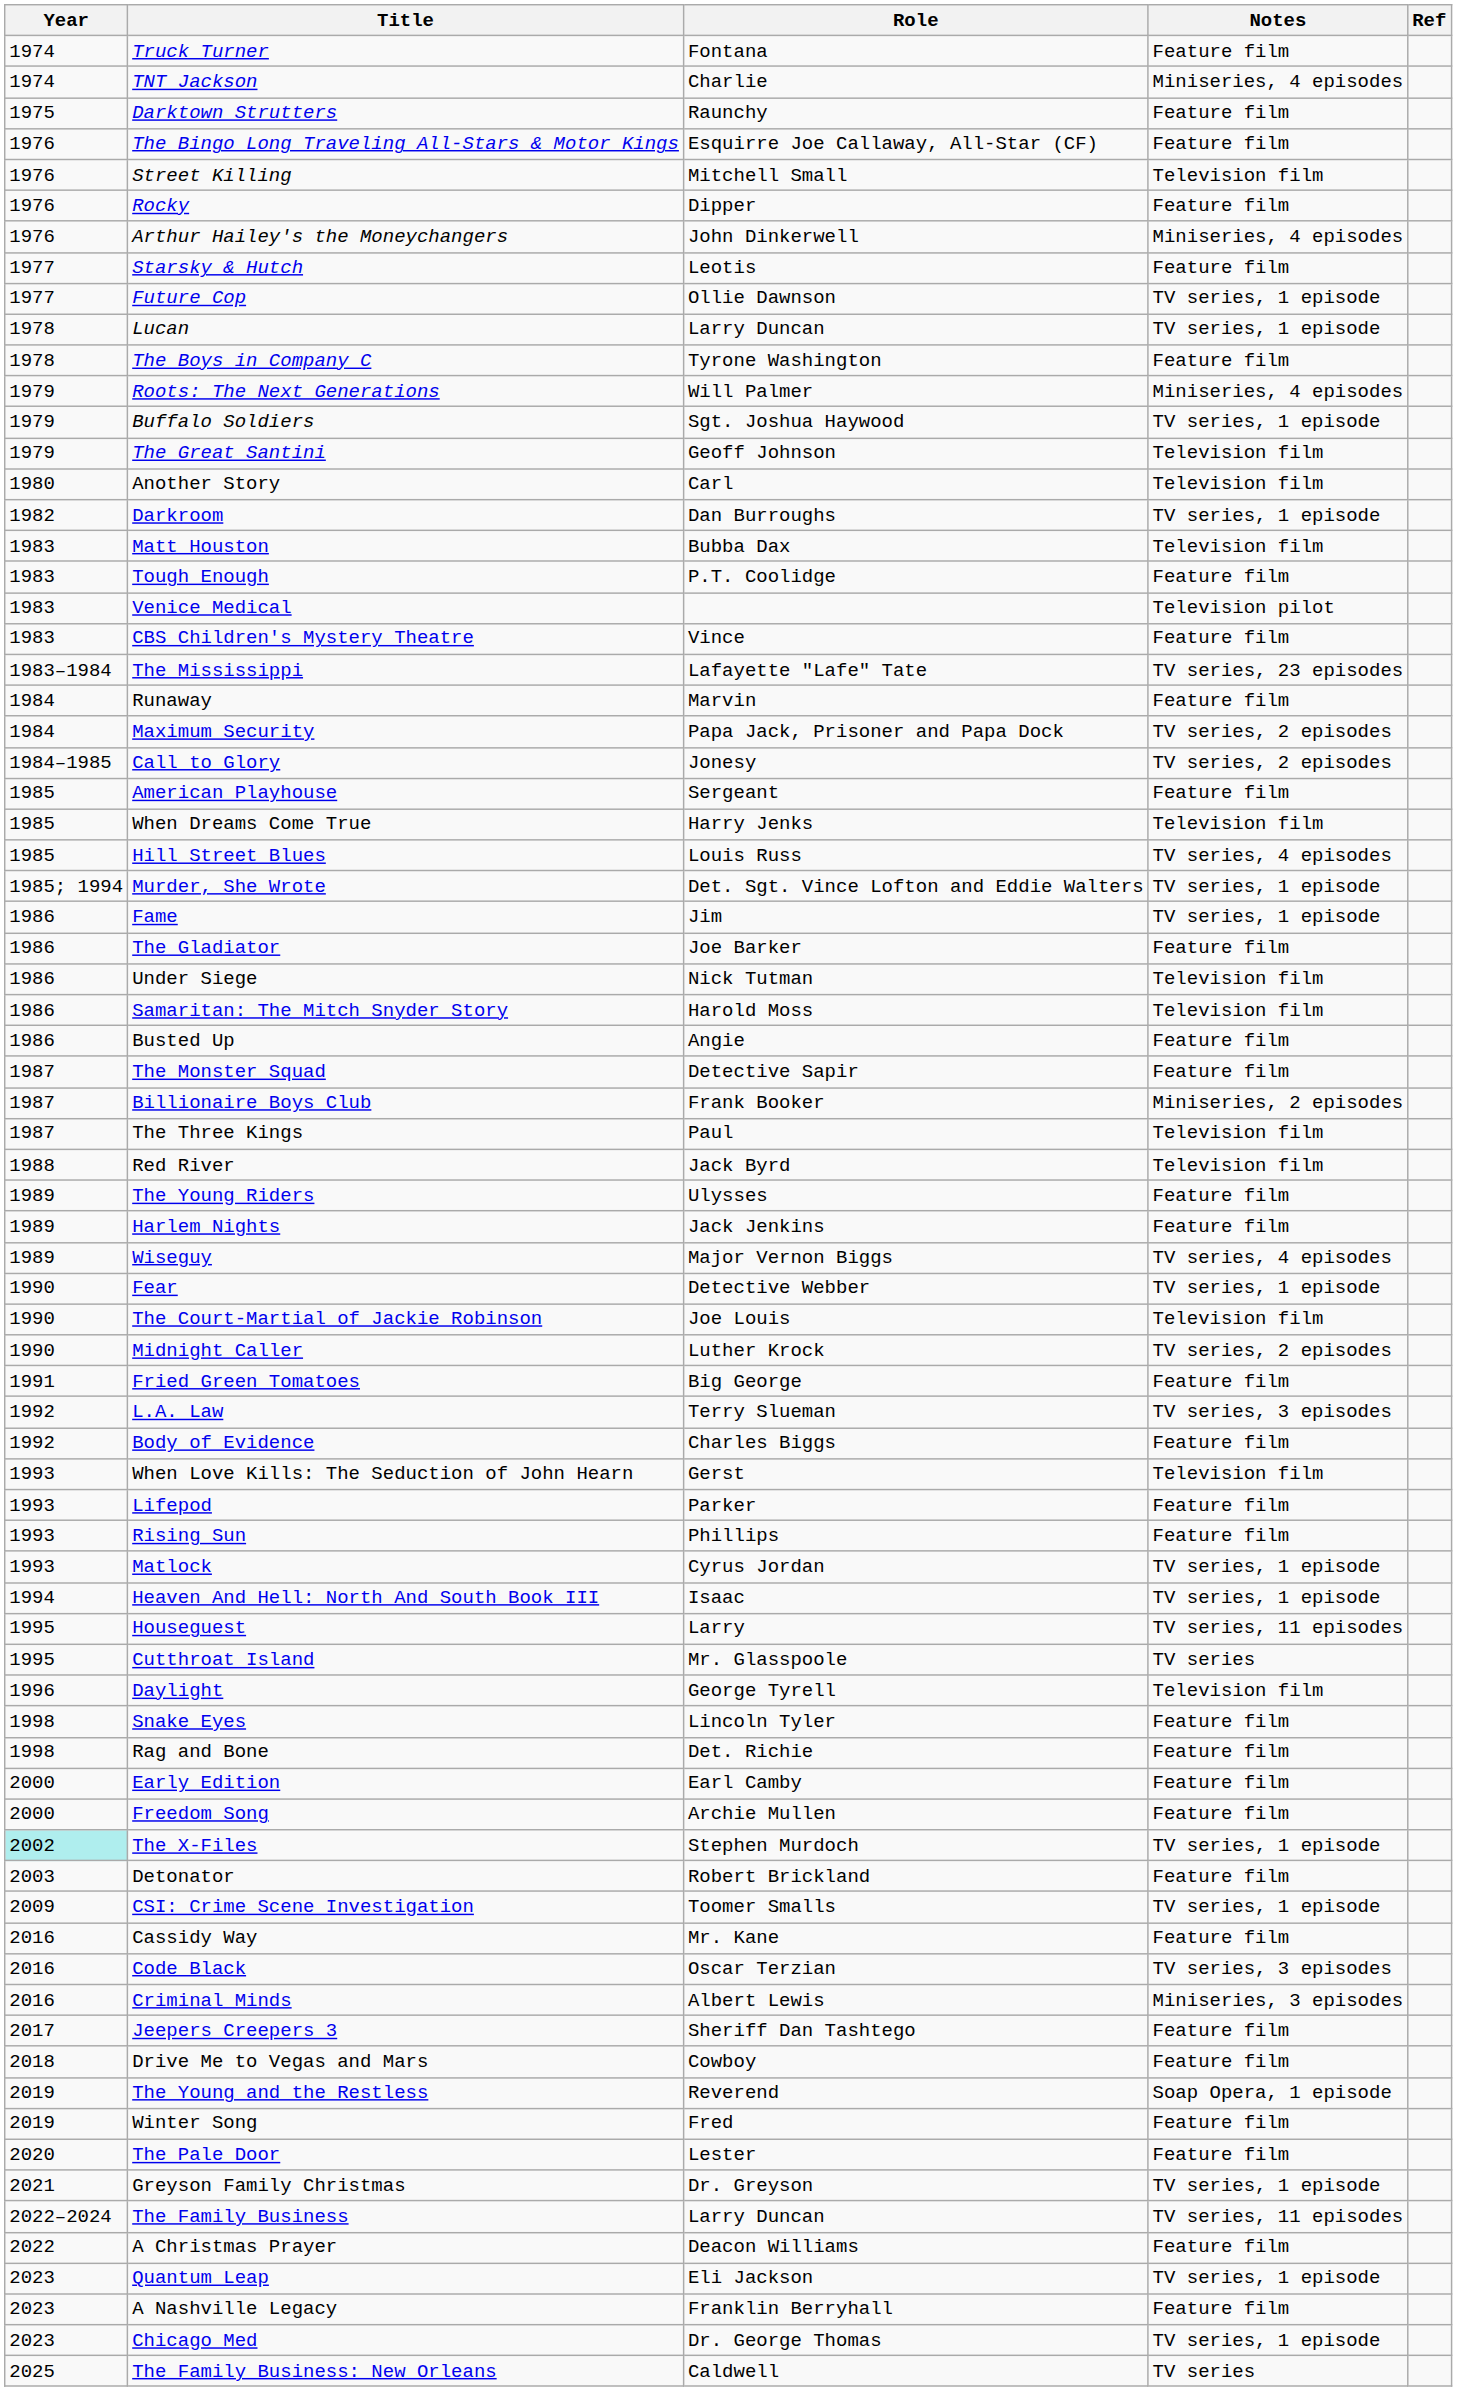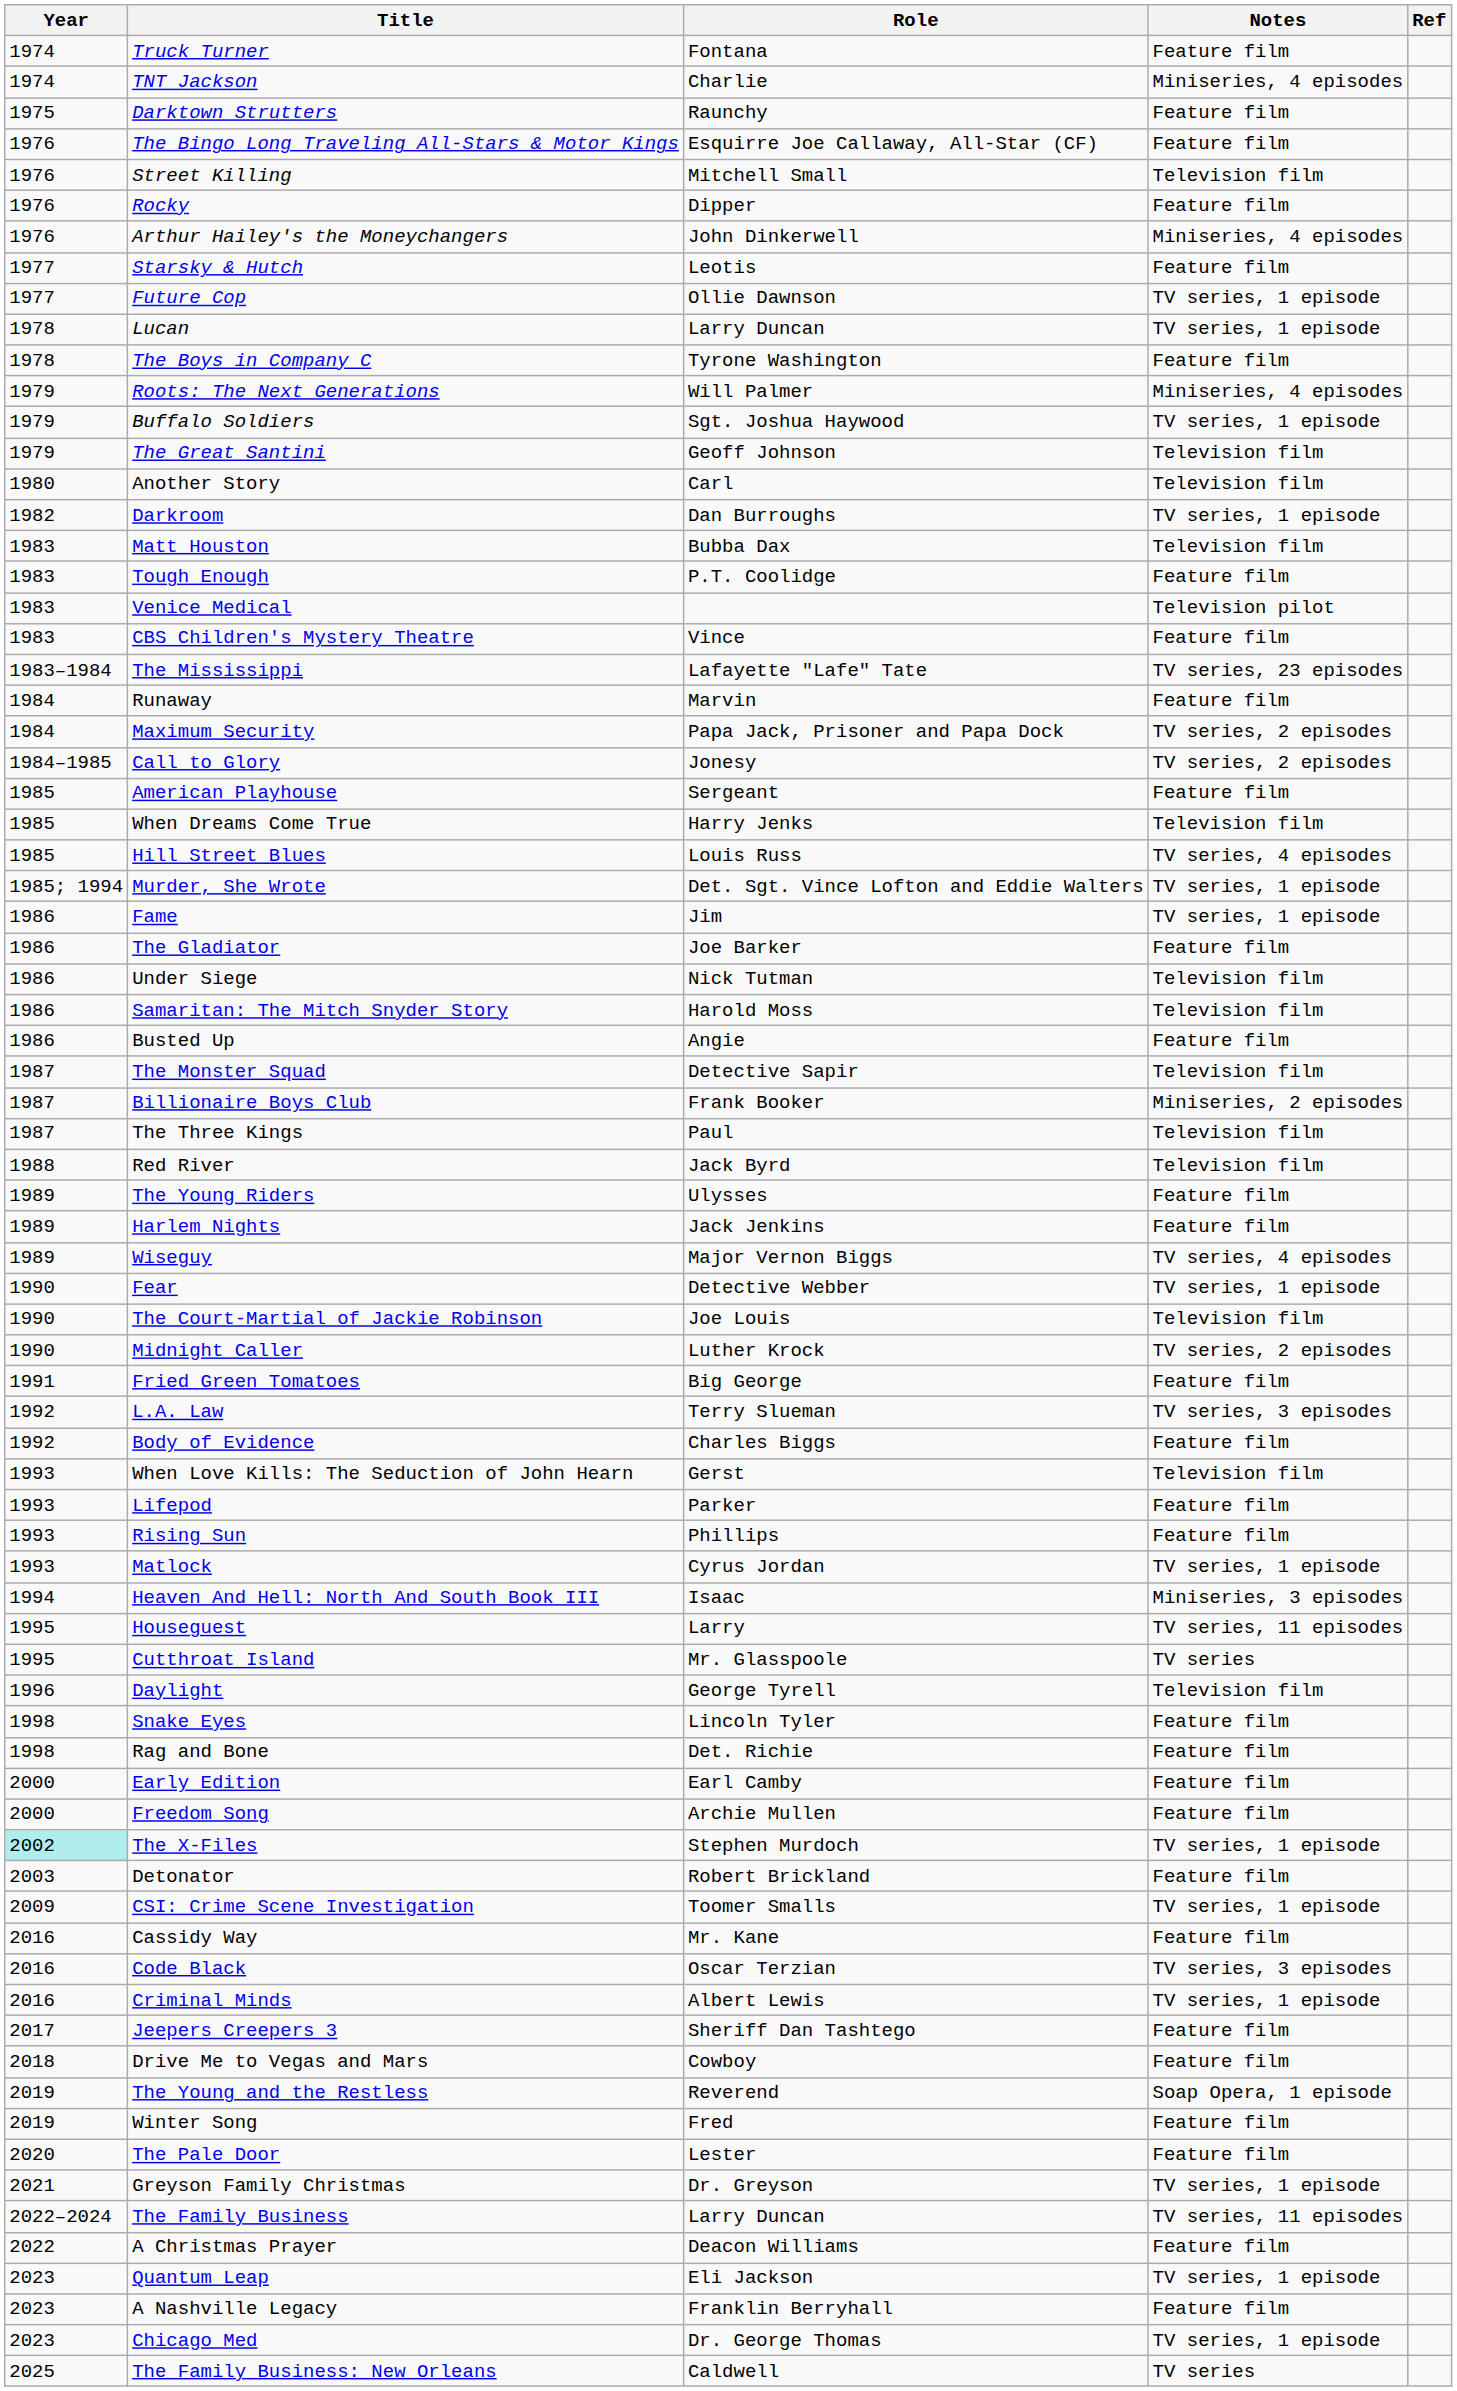(1221, 1072) Feature film -> (1238, 1072) Television film
(1266, 1598) TV series, 1 episode -> (1278, 1598) Miniseries, 3 episodes
(1278, 2000) Miniseries, 3 episodes -> (1266, 2000) TV series, 1 episode
